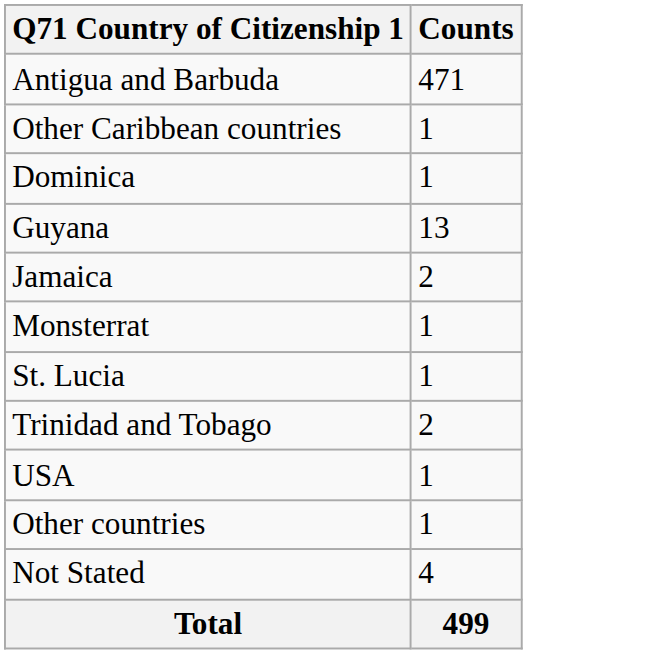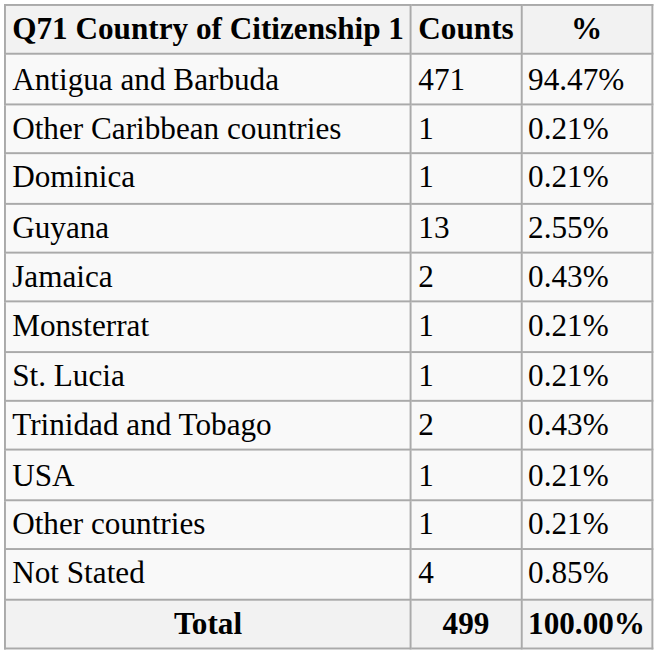+ column: (587, 29)
